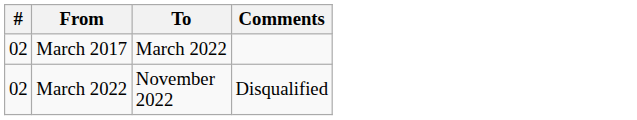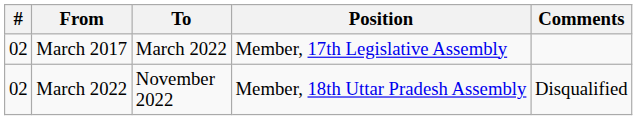+ column: (381, 19)
